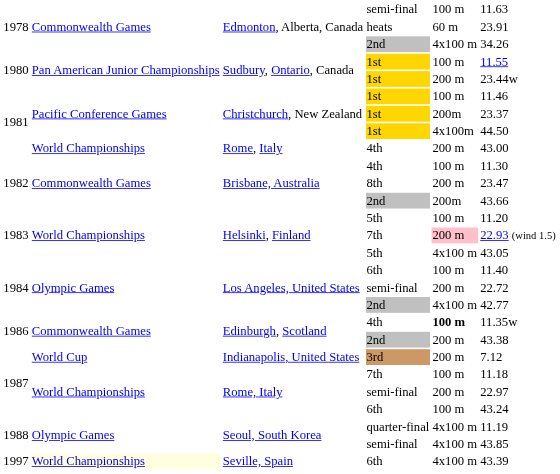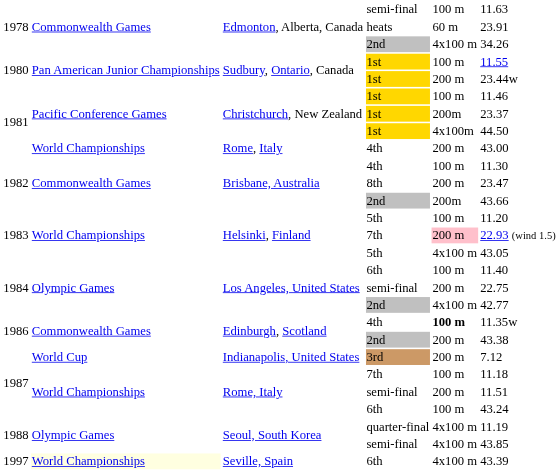(494, 287) 22.72 -> (494, 287) 22.75
(494, 391) 22.97 -> (494, 391) 11.51
